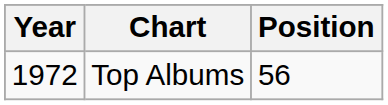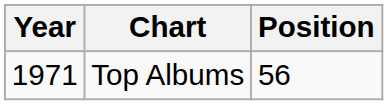(45, 74) 1972 -> (45, 74) 1971
